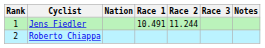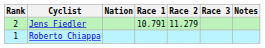(16, 24) 1 -> (16, 24) 2
(151, 24) 10.491 -> (151, 24) 10.791
(184, 24) 11.244 -> (184, 24) 11.279
(16, 37) 2 -> (16, 37) 1
